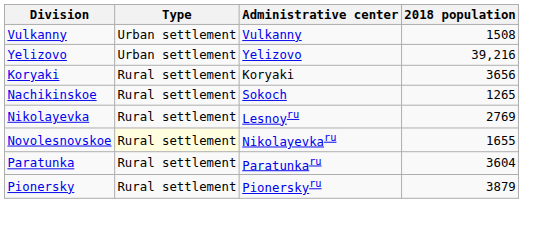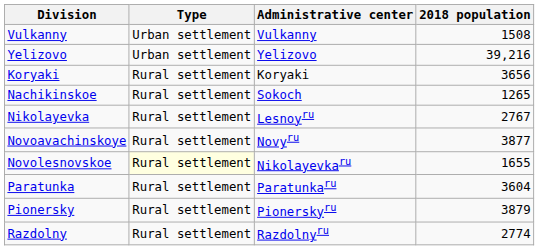(501, 117) 2769 -> (516, 117) 2767
+ row: (67, 140)
+ row: (37, 233)
